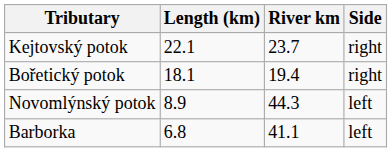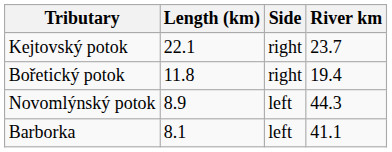columns swapped: (304, 18) <-> (365, 18)
(179, 75) 18.1 -> (179, 75) 11.8
(175, 132) 6.8 -> (175, 132) 8.1
